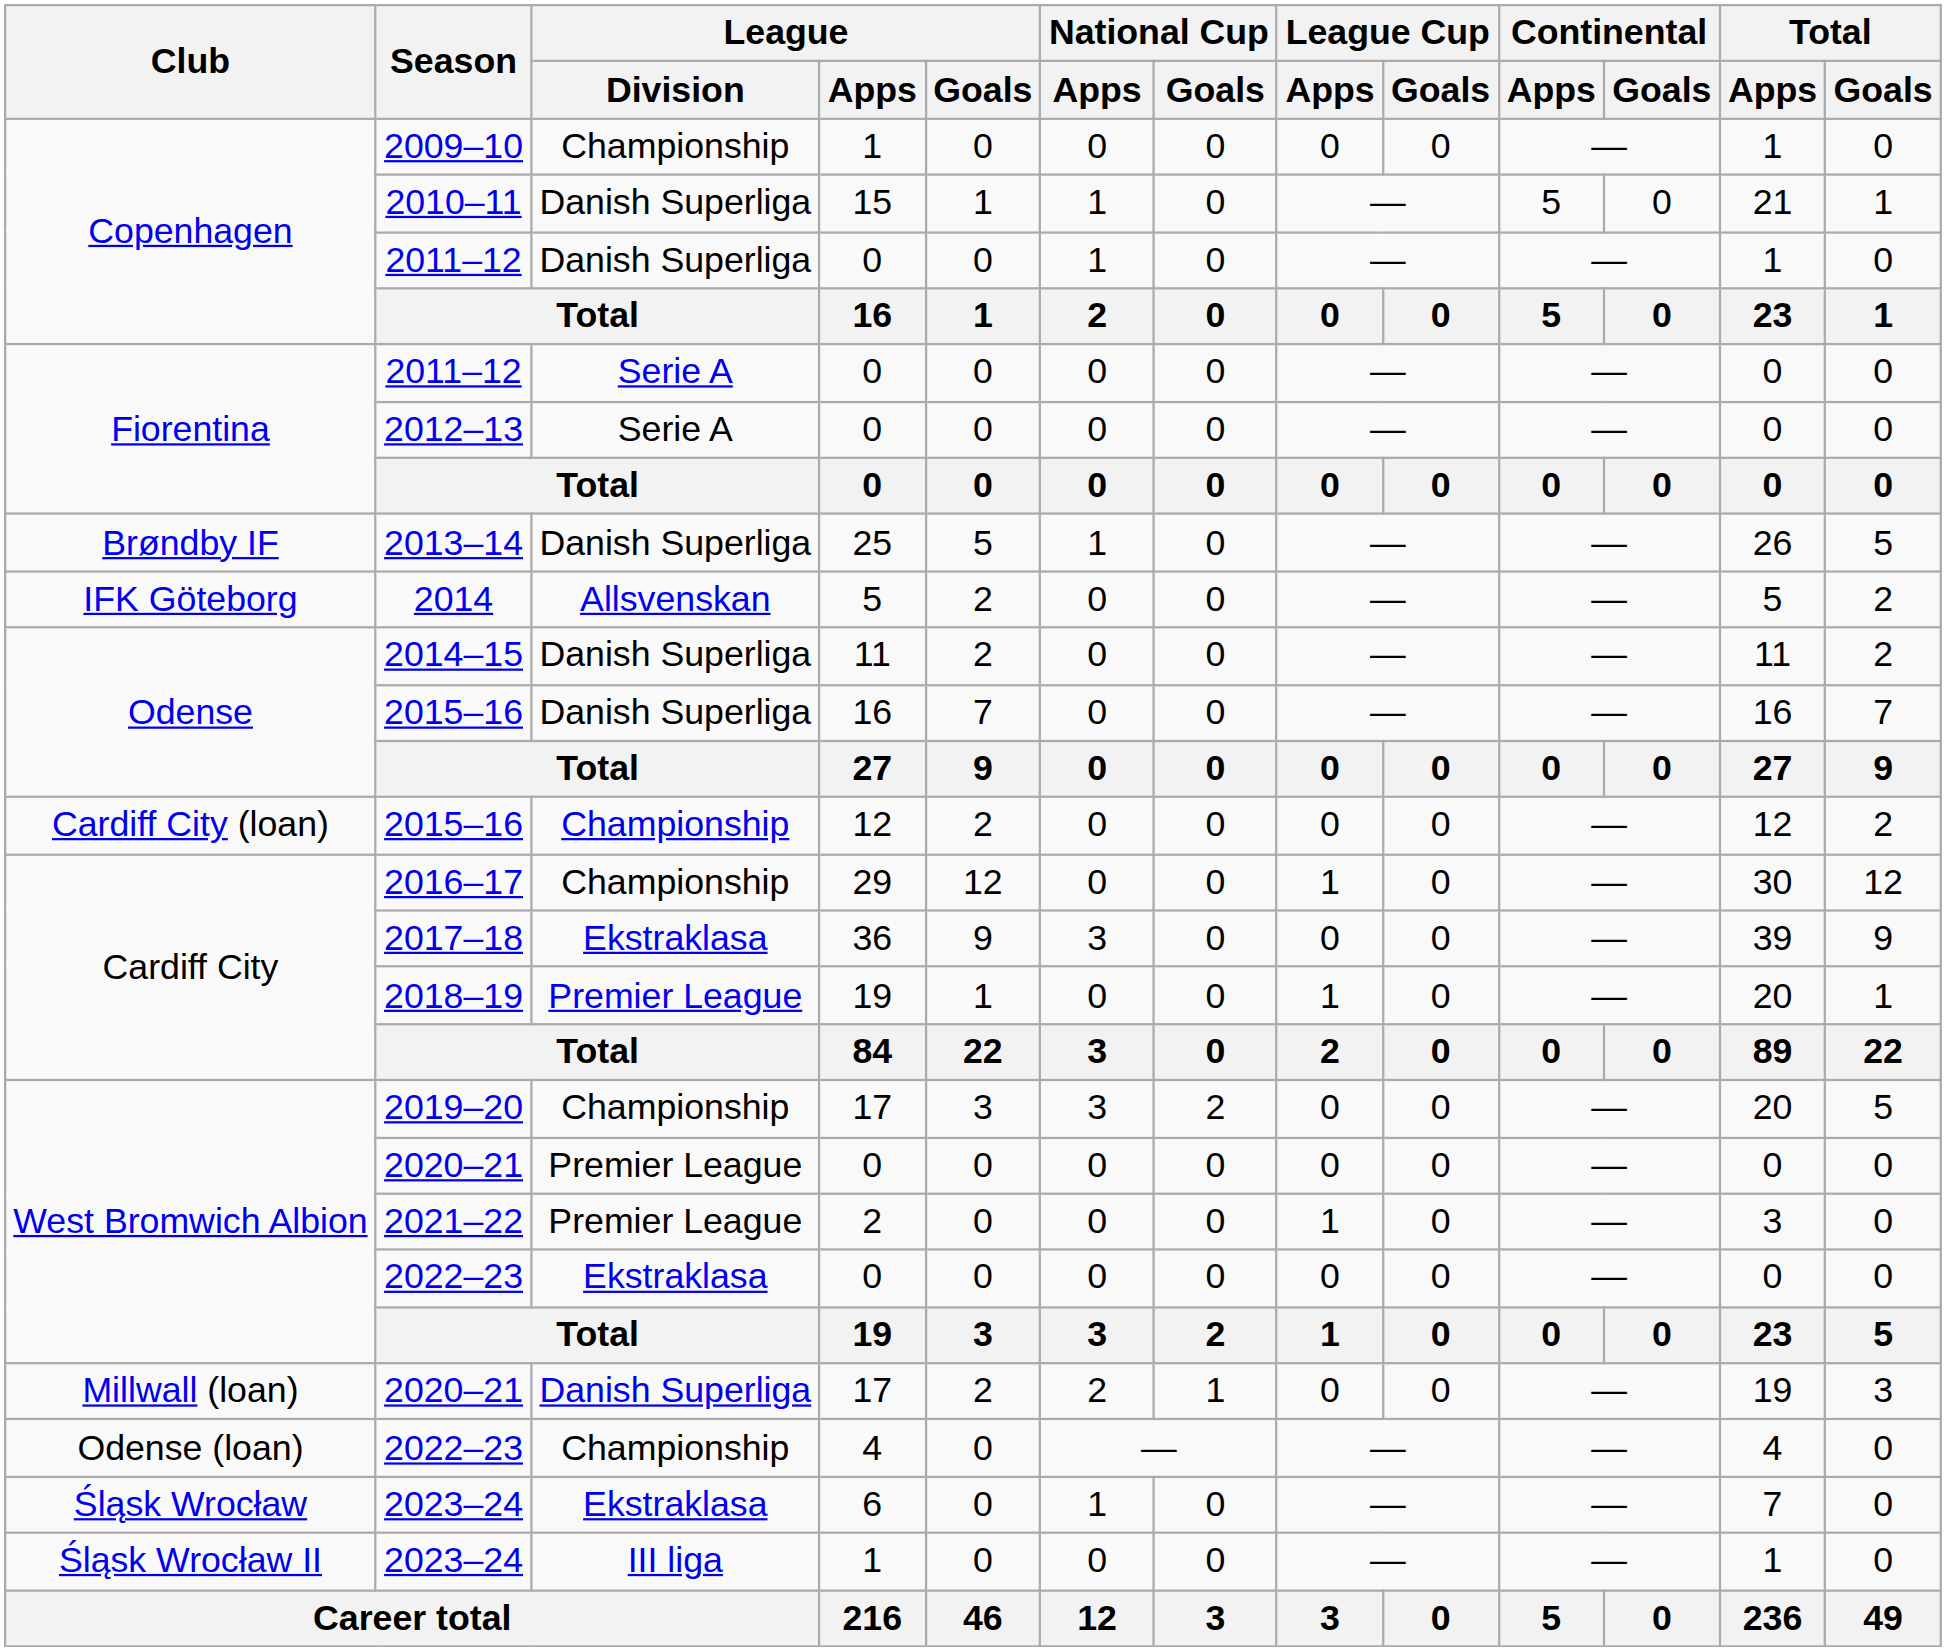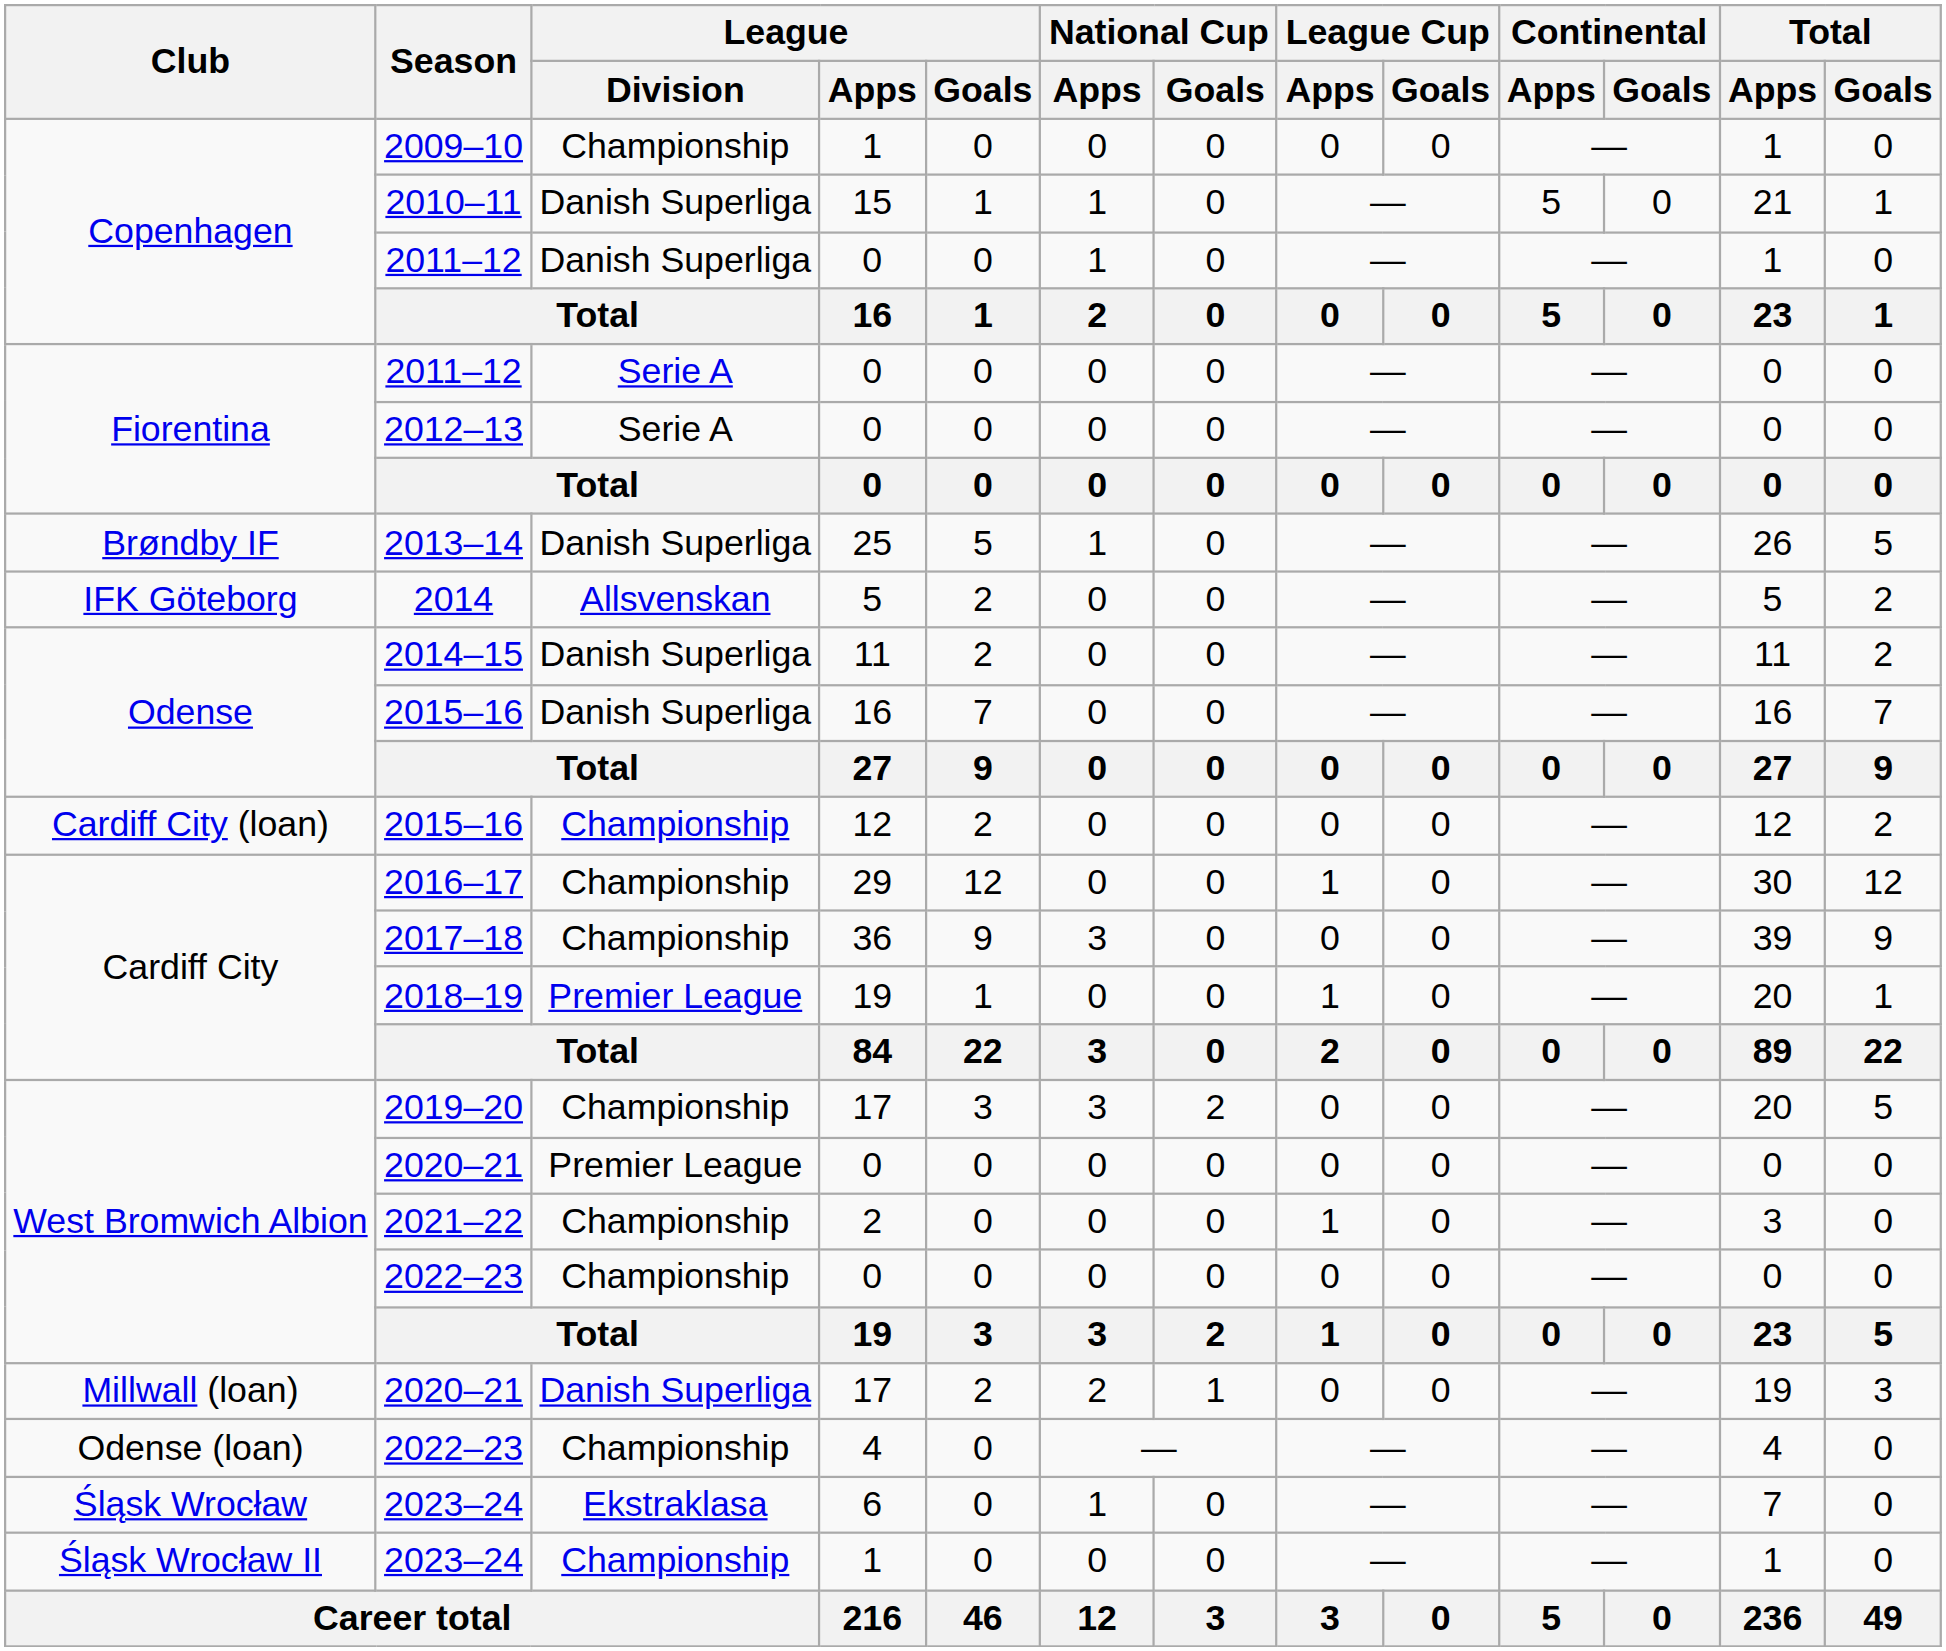(675, 938) Ekstraklasa -> (675, 938) Championship
(675, 1221) Premier League -> (675, 1221) Championship
(675, 1277) Ekstraklasa -> (675, 1277) Championship
(675, 1560) III liga -> (675, 1560) Championship
